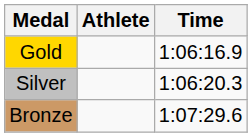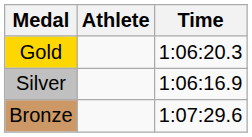(201, 52) 1:06:16.9 -> (201, 52) 1:06:20.3
(201, 83) 1:06:20.3 -> (201, 83) 1:06:16.9
